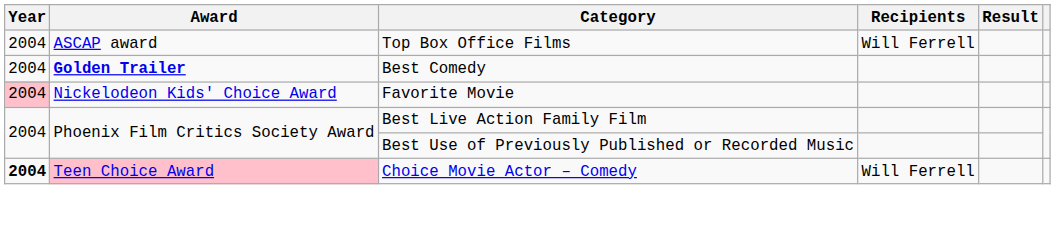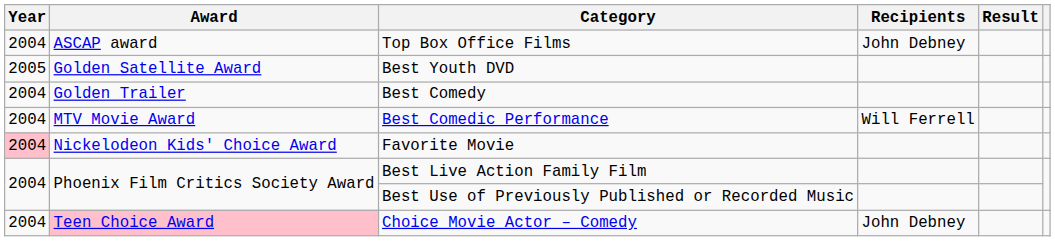(918, 43) Will Ferrell -> (913, 43) John Debney
+ row: (448, 69)
(120, 69) bold -> (120, 94) normal
+ row: (495, 120)
(27, 171) bold -> (27, 223) normal
(918, 171) Will Ferrell -> (913, 223) John Debney
